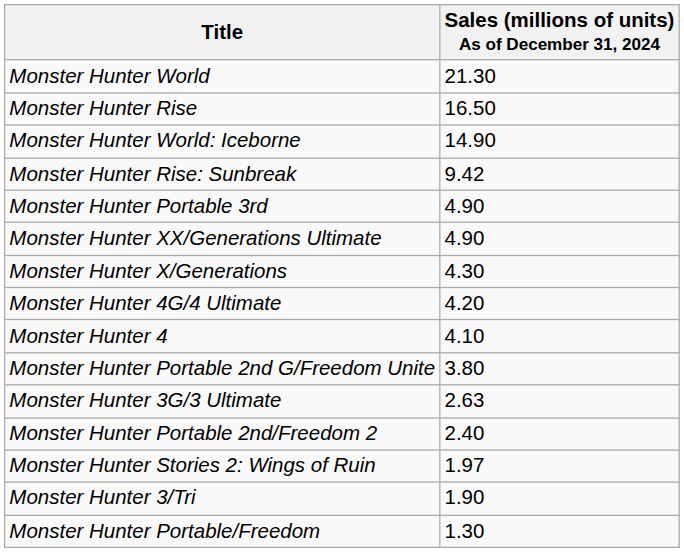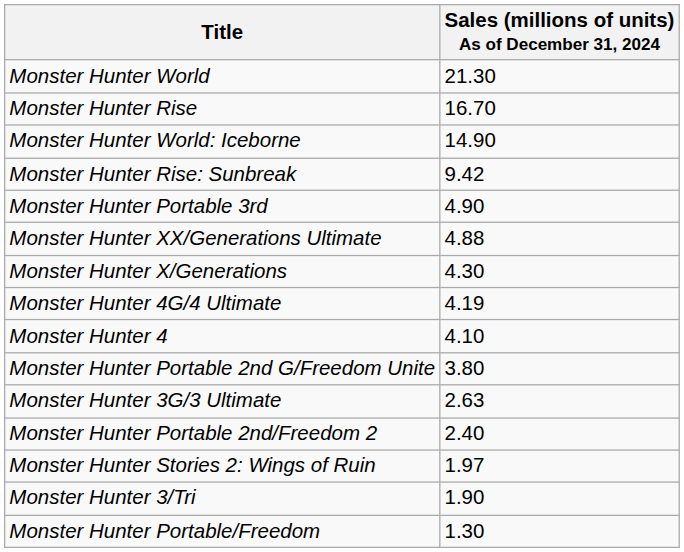(470, 108) 16.50 -> (470, 108) 16.70
(464, 238) 4.90 -> (464, 238) 4.88
(464, 303) 4.20 -> (464, 303) 4.19
